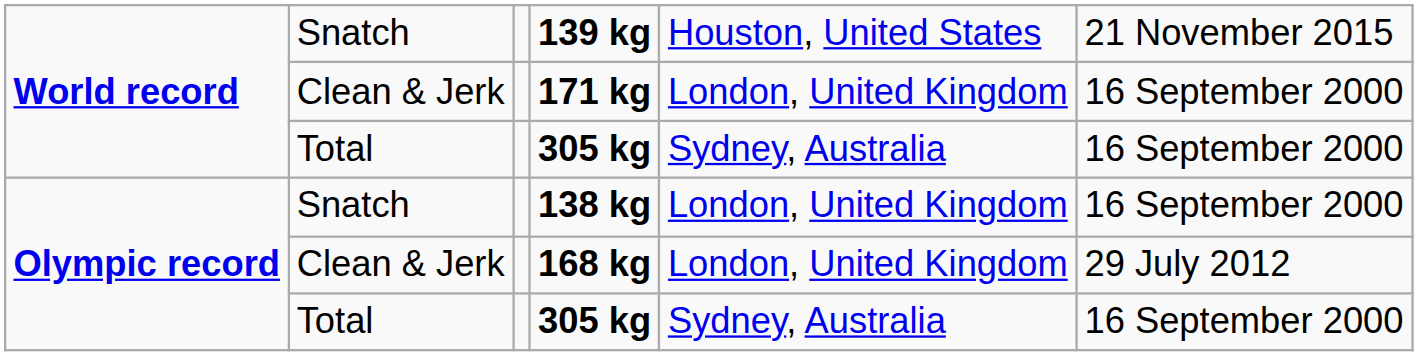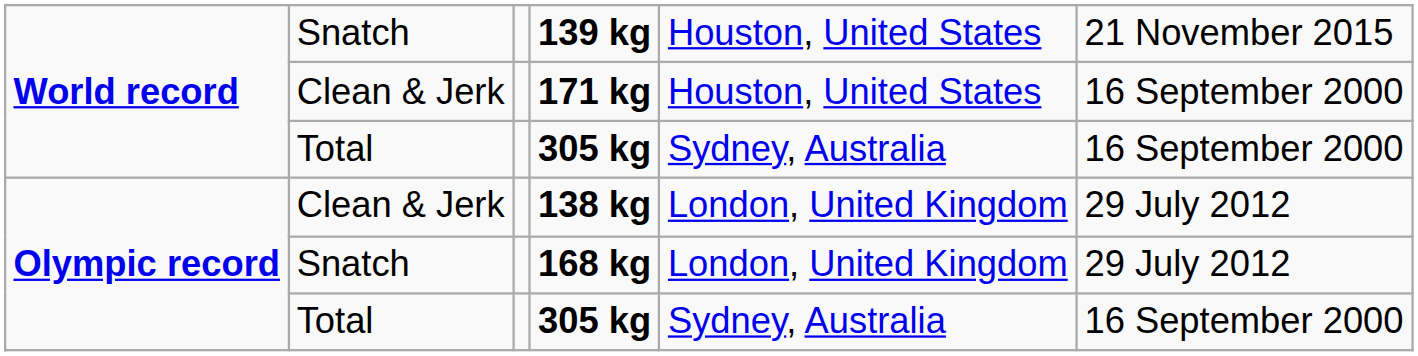(868, 90) London, United Kingdom -> (855, 90) Houston, United States
(353, 206) Snatch -> (401, 206) Clean & Jerk
(1244, 206) 16 September 2000 -> (1187, 206) 29 July 2012
(401, 263) Clean & Jerk -> (353, 263) Snatch
